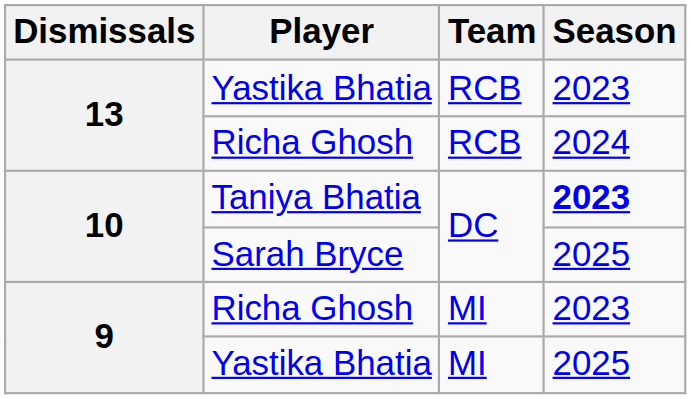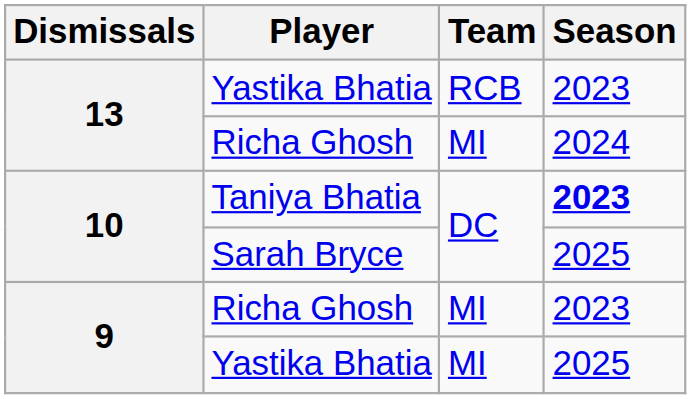(485, 142) RCB -> (467, 142) MI
